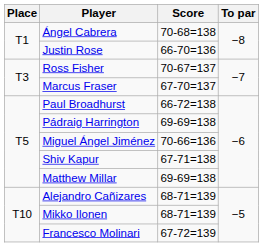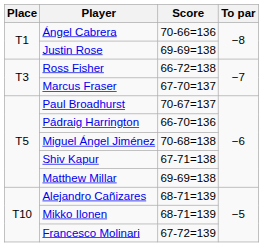(188, 31) 70-68=138 -> (188, 31) 70-66=136
(188, 50) 66-70=136 -> (188, 50) 69-69=138
(188, 68) 70-67=137 -> (188, 68) 66-72=138
(188, 104) 66-72=138 -> (188, 104) 70-67=137
(188, 123) 69-69=138 -> (188, 123) 66-70=136
(188, 141) 70-66=136 -> (188, 141) 70-68=138
